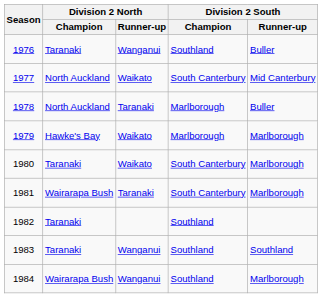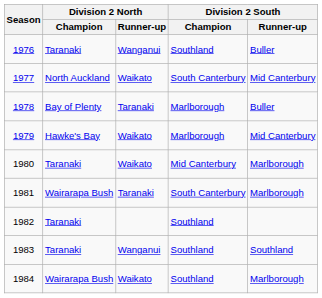(77, 107) North Auckland -> (73, 107) Bay of Plenty
(277, 135) Marlborough -> (283, 135) Mid Canterbury
(208, 164) South Canterbury -> (203, 164) Mid Canterbury
(139, 279) Wanganui -> (135, 279) Waikato
